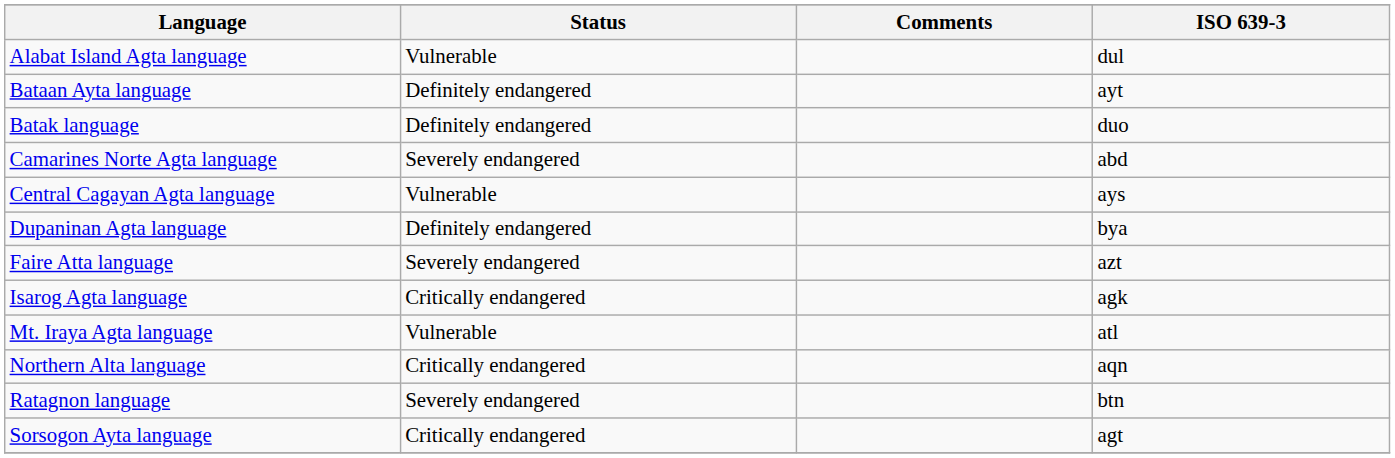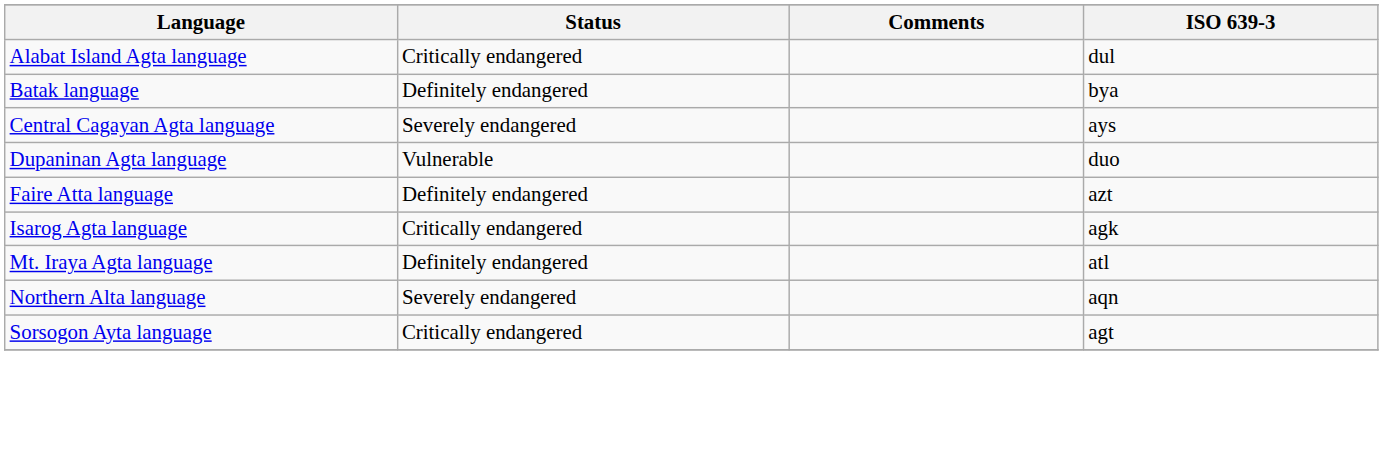(451, 56) Vulnerable -> (492, 56) Critically endangered
- row: (100, 90)
(1113, 125) duo -> (1103, 90) bya
- row: (143, 159)
(451, 194) Vulnerable -> (489, 125) Severely endangered
(498, 228) Definitely endangered -> (448, 159) Vulnerable
(1113, 228) bya -> (1104, 159) duo
(492, 263) Severely endangered -> (495, 194) Definitely endangered
(451, 332) Vulnerable -> (495, 263) Definitely endangered
(495, 366) Critically endangered -> (489, 297) Severely endangered
- row: (90, 400)
